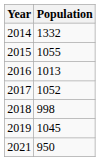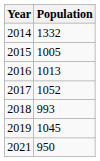(49, 52) 1055 -> (49, 52) 1005
(46, 109) 998 -> (46, 109) 993
